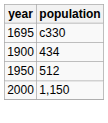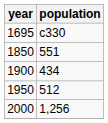+ row: (20, 52)
(54, 90) 1,150 -> (54, 109) 1,256
